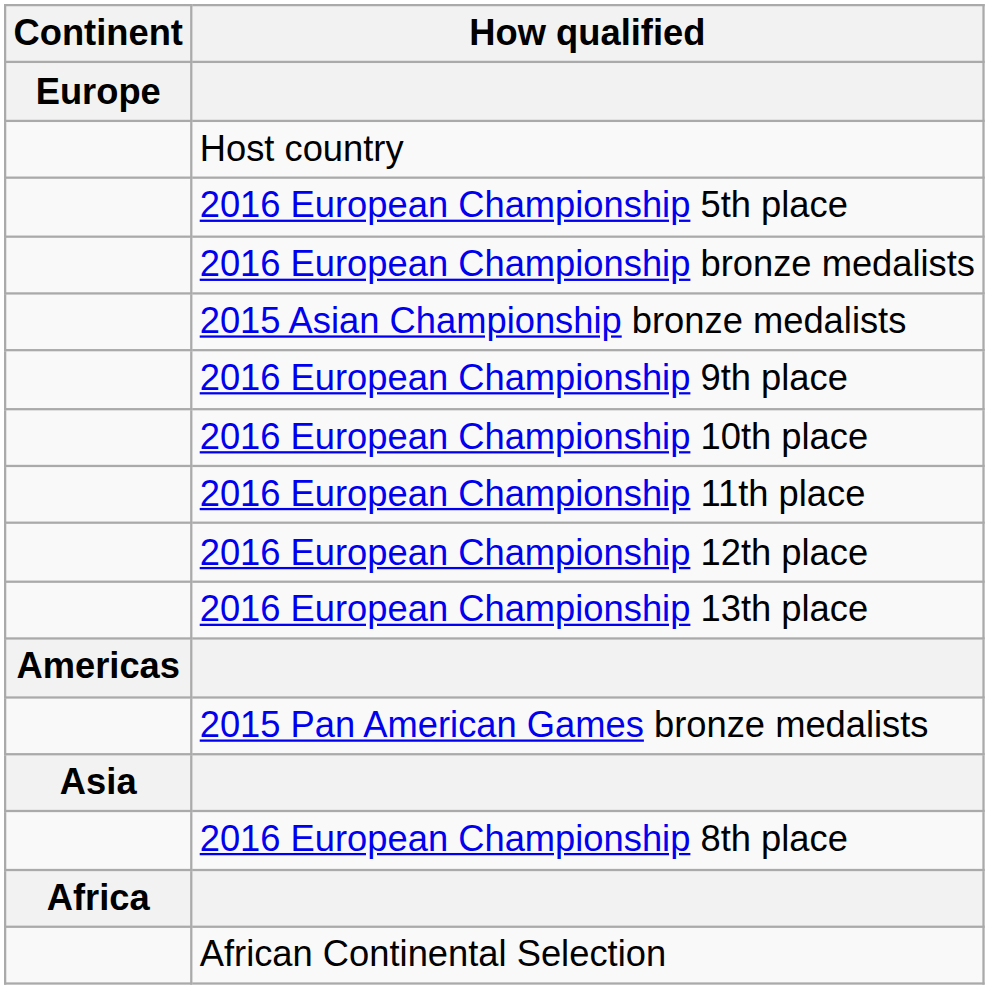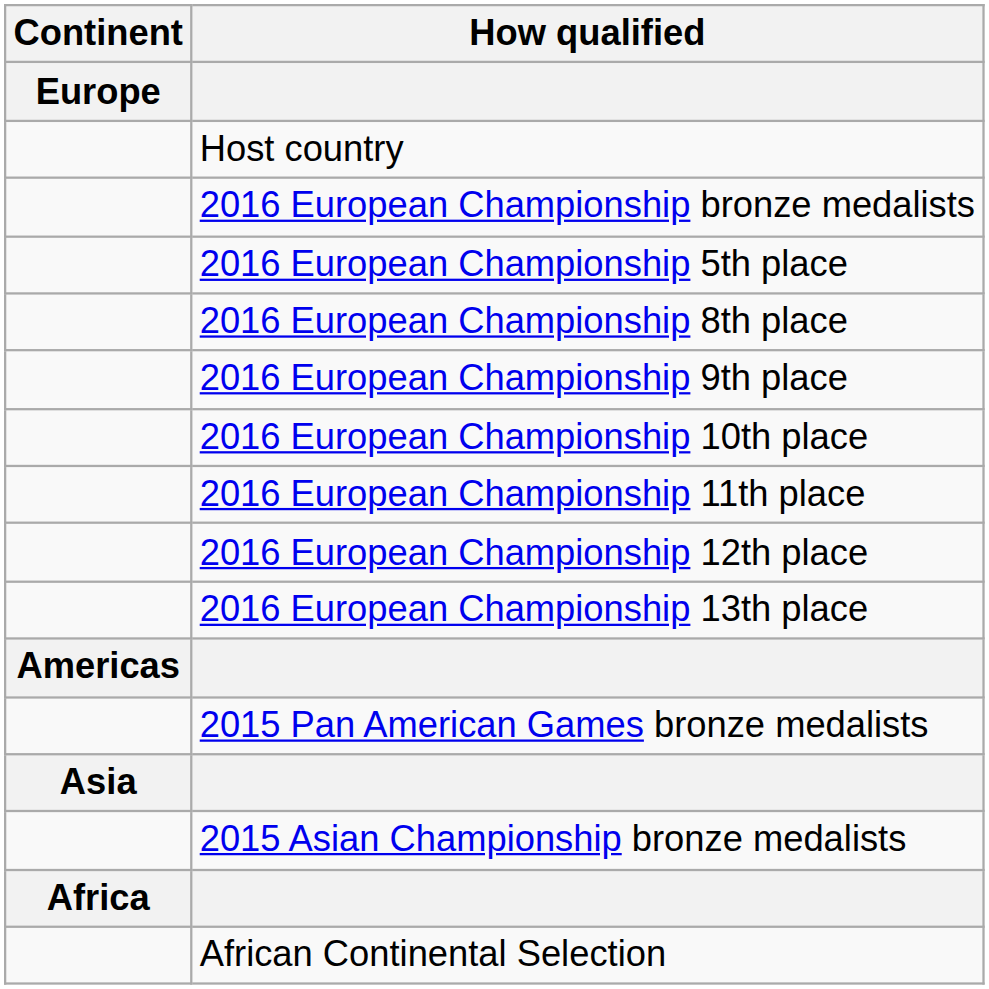rows swapped: (587, 263) <-> (524, 206)
rows swapped: (524, 839) <-> (553, 321)
